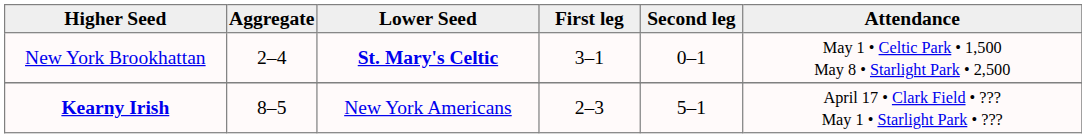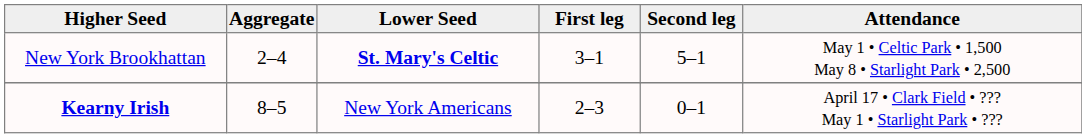(691, 57) 0–1 -> (691, 57) 5–1
(691, 107) 5–1 -> (691, 107) 0–1
